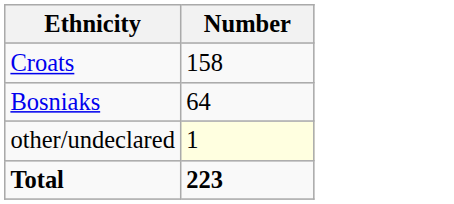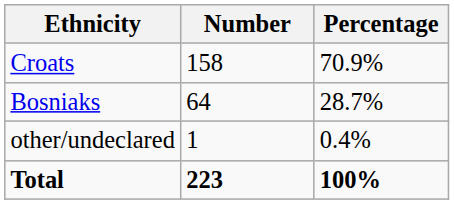+ column: (381, 23)
(192, 140) lightyellow background -> (192, 140) no background
